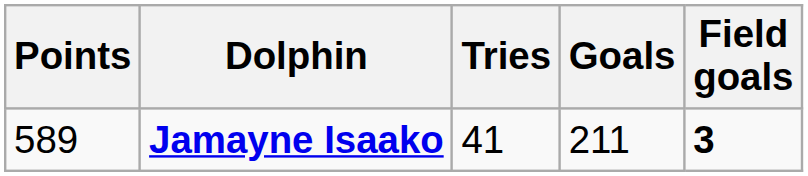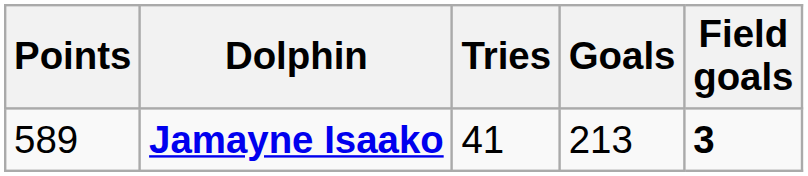(599, 139) 211 -> (601, 139) 213
